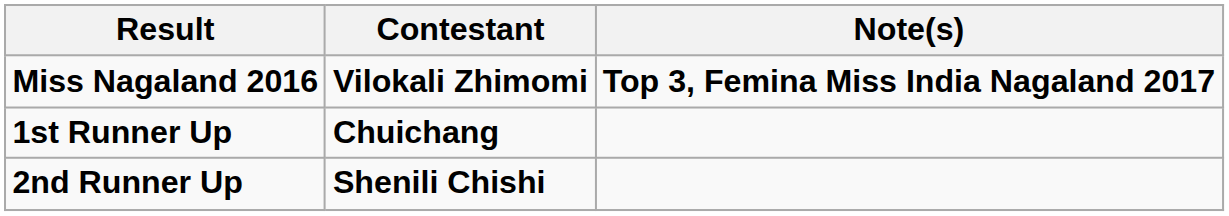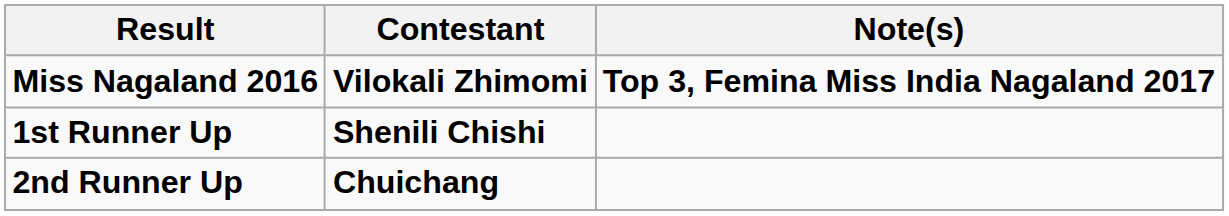(416, 132) Chuichang -> (439, 132) Shenili Chishi
(439, 183) Shenili Chishi -> (416, 183) Chuichang
